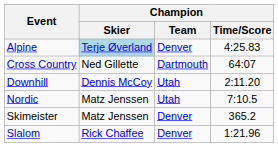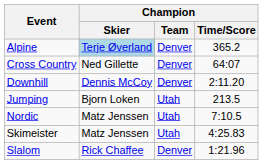(242, 47) 4:25.83 -> (226, 47) 365.2
(183, 64) Dartmouth -> (175, 64) Denver
(169, 82) Utah -> (175, 82) Denver
+ row: (27, 99)
(175, 116) Denver -> (169, 133) Utah
(242, 116) 365.2 -> (226, 133) 4:25.83
